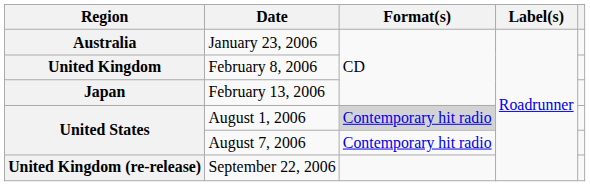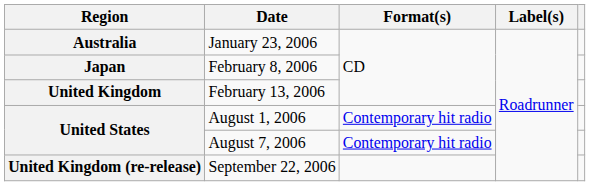(105, 67) United Kingdom -> (105, 67) Japan
(105, 92) Japan -> (105, 92) United Kingdom
(417, 117) lightgrey background -> (417, 117) no background
